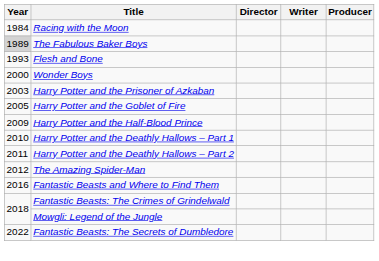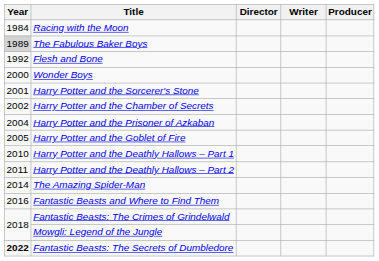(18, 59) 1993 -> (18, 59) 1992
+ row: (116, 91)
+ row: (123, 106)
(18, 91) 2003 -> (18, 122) 2004
- row: (118, 122)
(18, 169) 2012 -> (18, 185) 2014
(18, 232) normal -> (18, 248) bold
